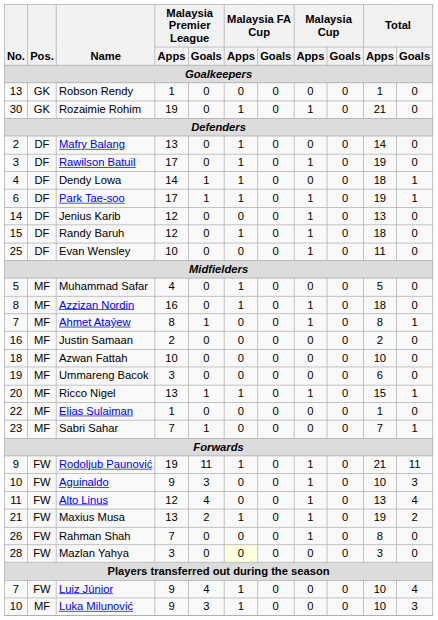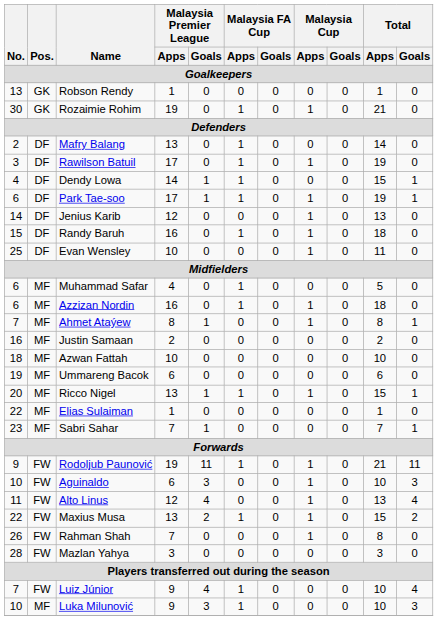(380, 180) 18 -> (380, 180) 15
(172, 233) 12 -> (172, 233) 16
(16, 287) 5 -> (16, 287) 6
(16, 305) 8 -> (16, 305) 6
(172, 376) 3 -> (172, 376) 6
(172, 482) 9 -> (172, 482) 6
(16, 518) 21 -> (16, 518) 22
(380, 518) 19 -> (380, 518) 15
(241, 553) lightyellow background -> (241, 553) no background
